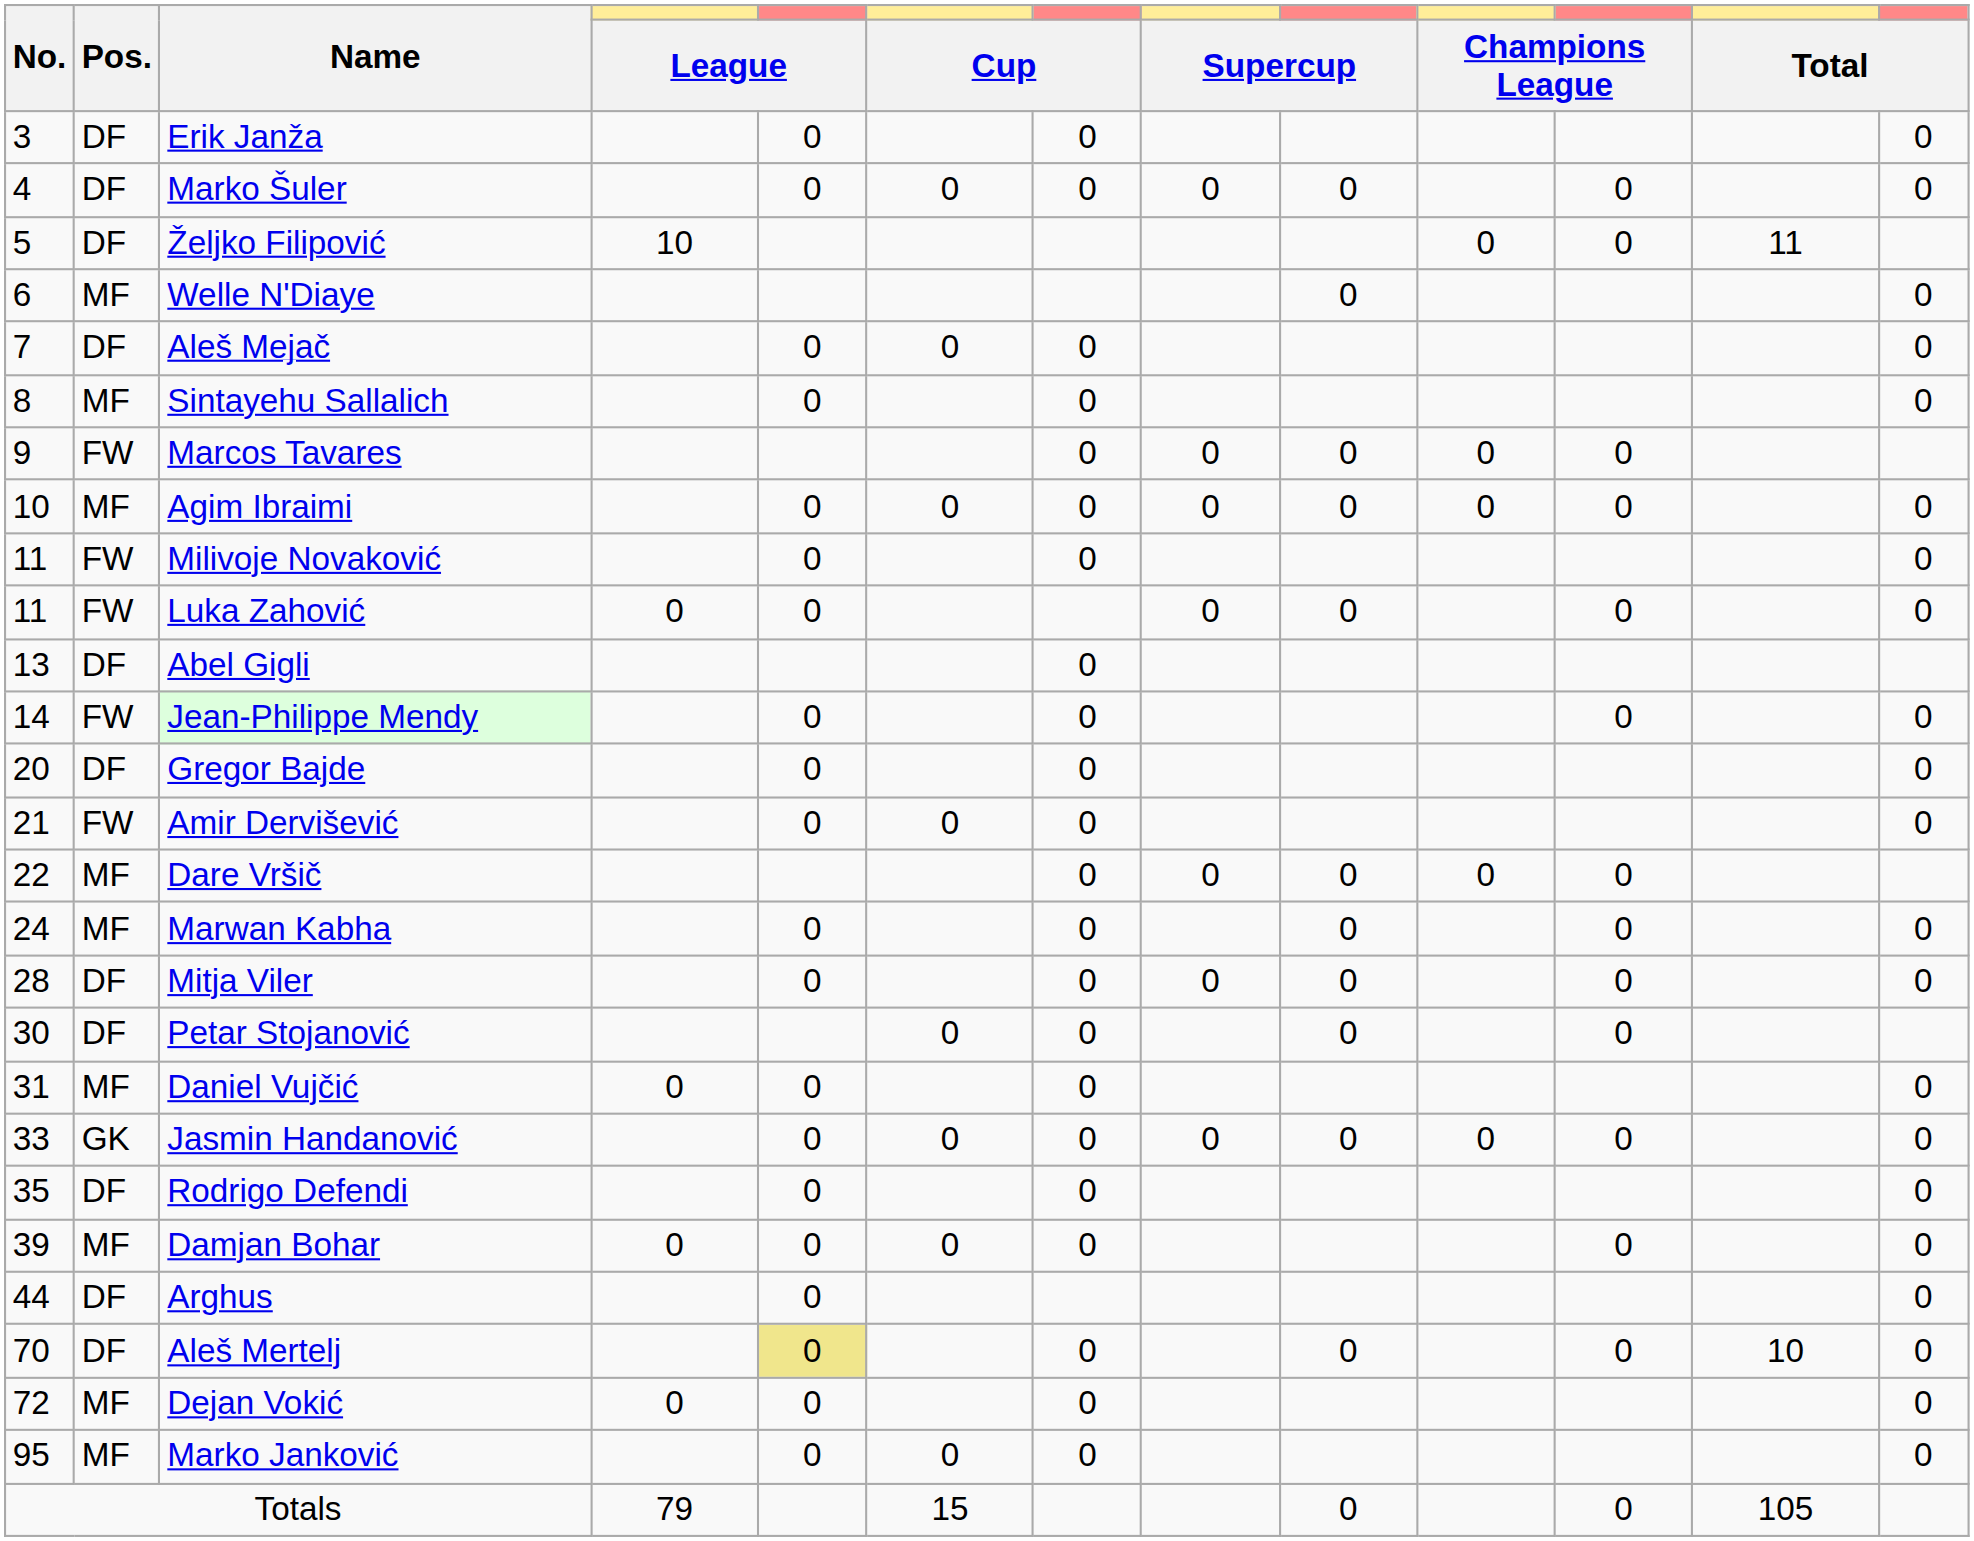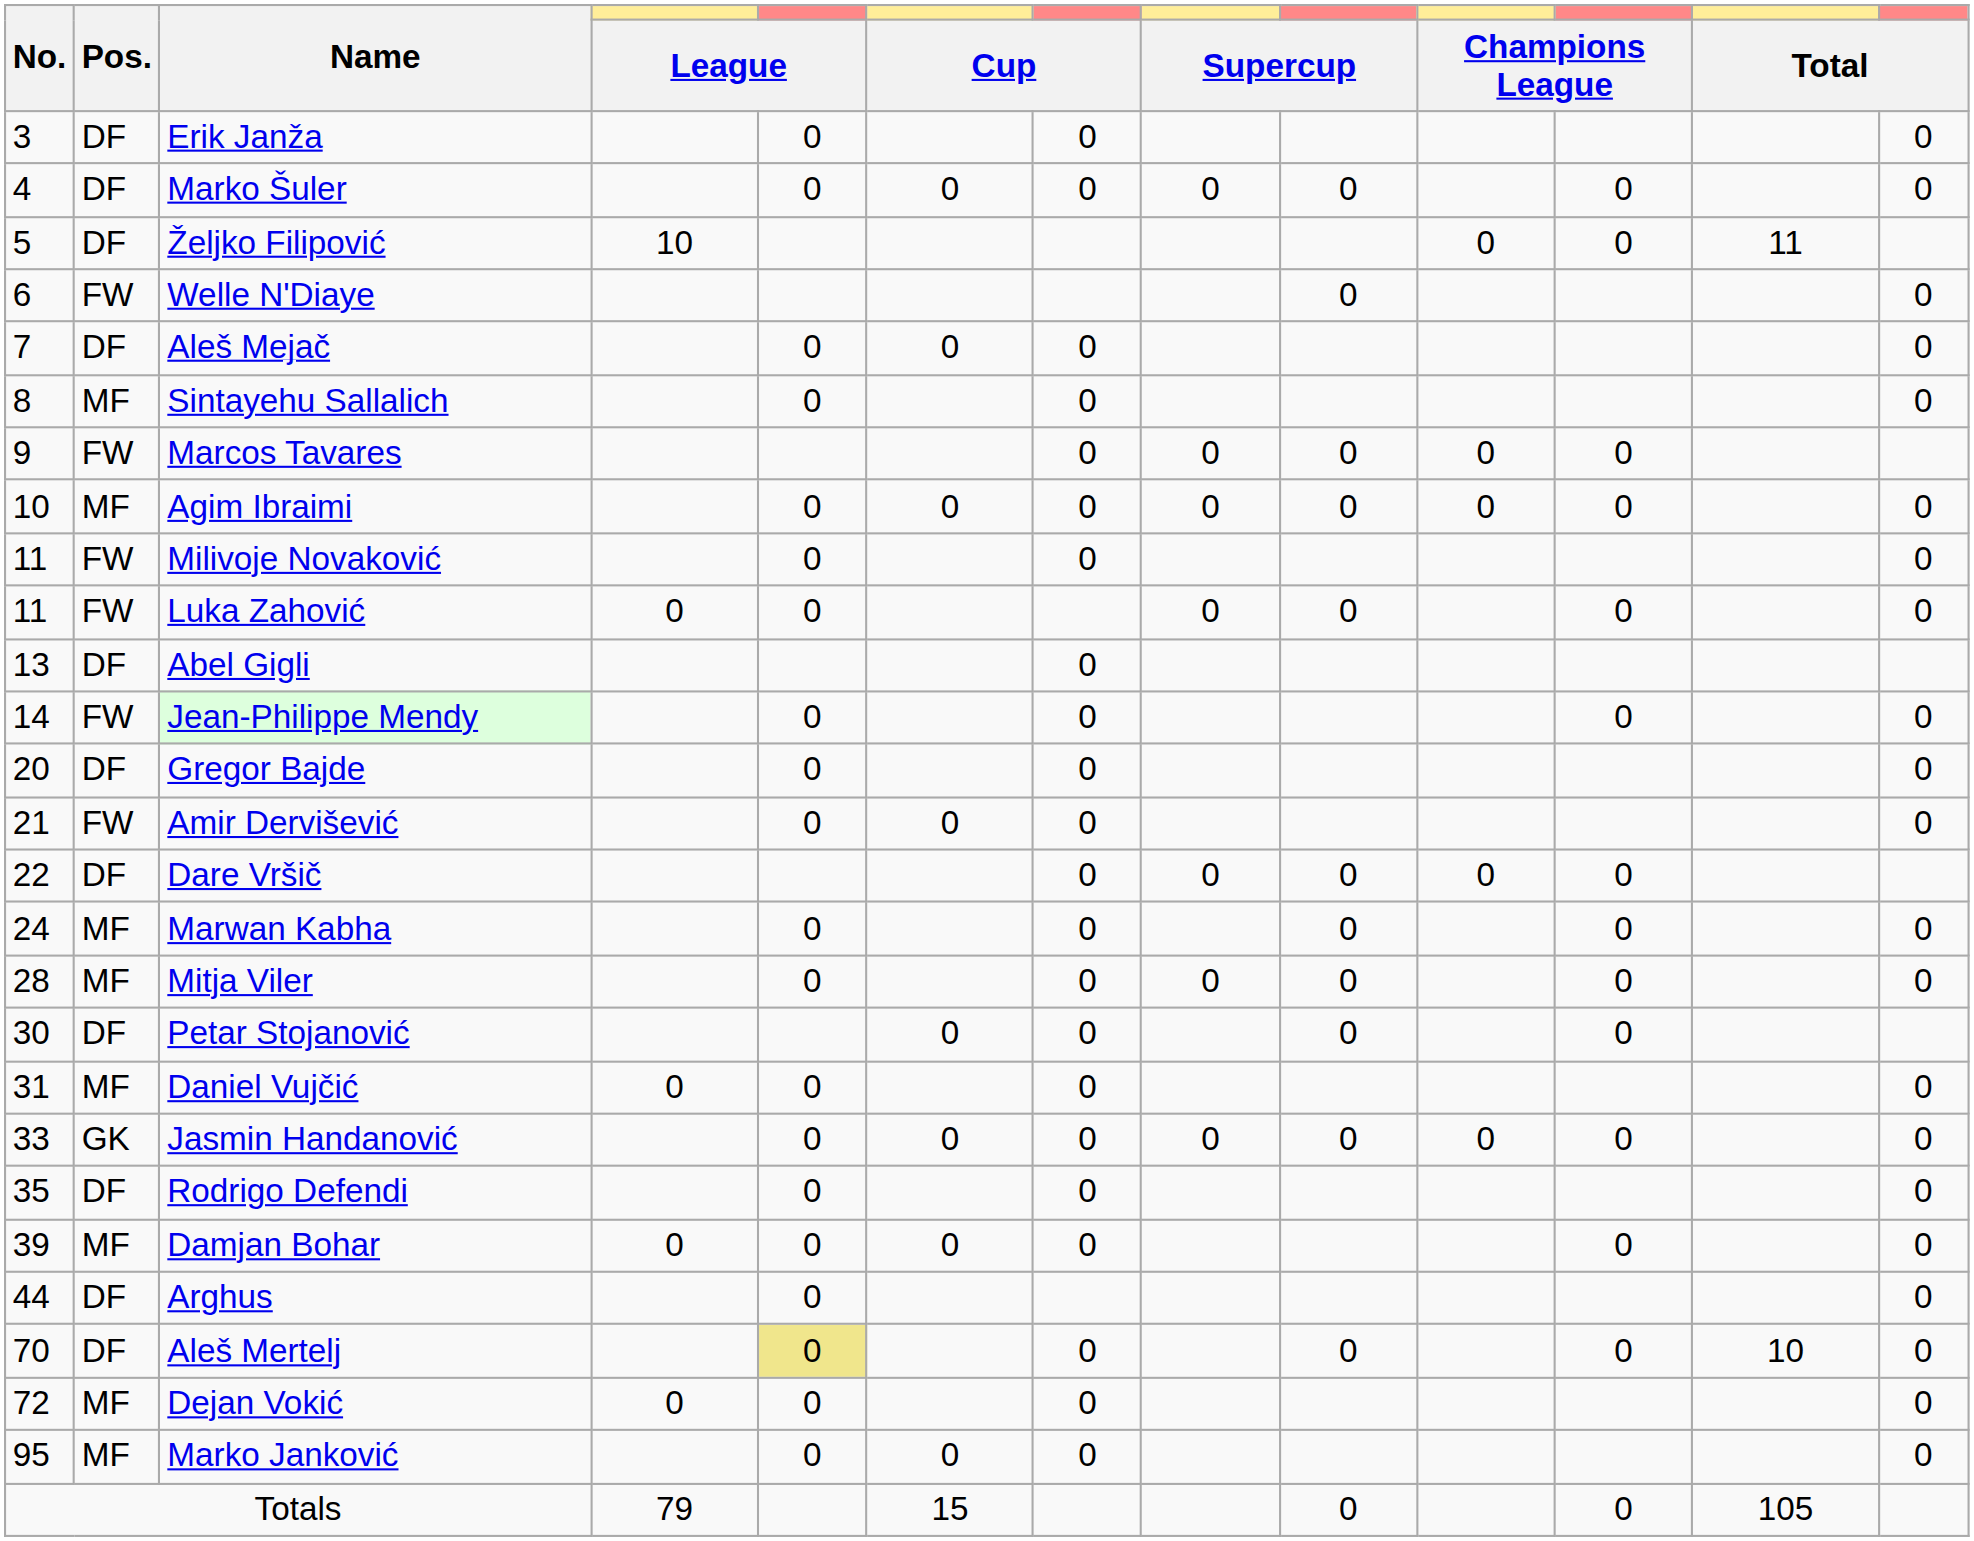(106, 294) MF -> (108, 294) FW
(106, 875) MF -> (104, 875) DF
(104, 980) DF -> (106, 980) MF
